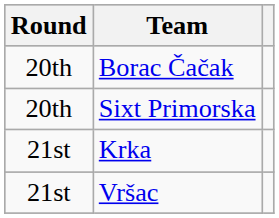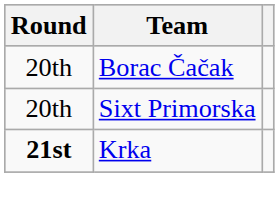(49, 150) normal -> (49, 150) bold
- row: (129, 191)
